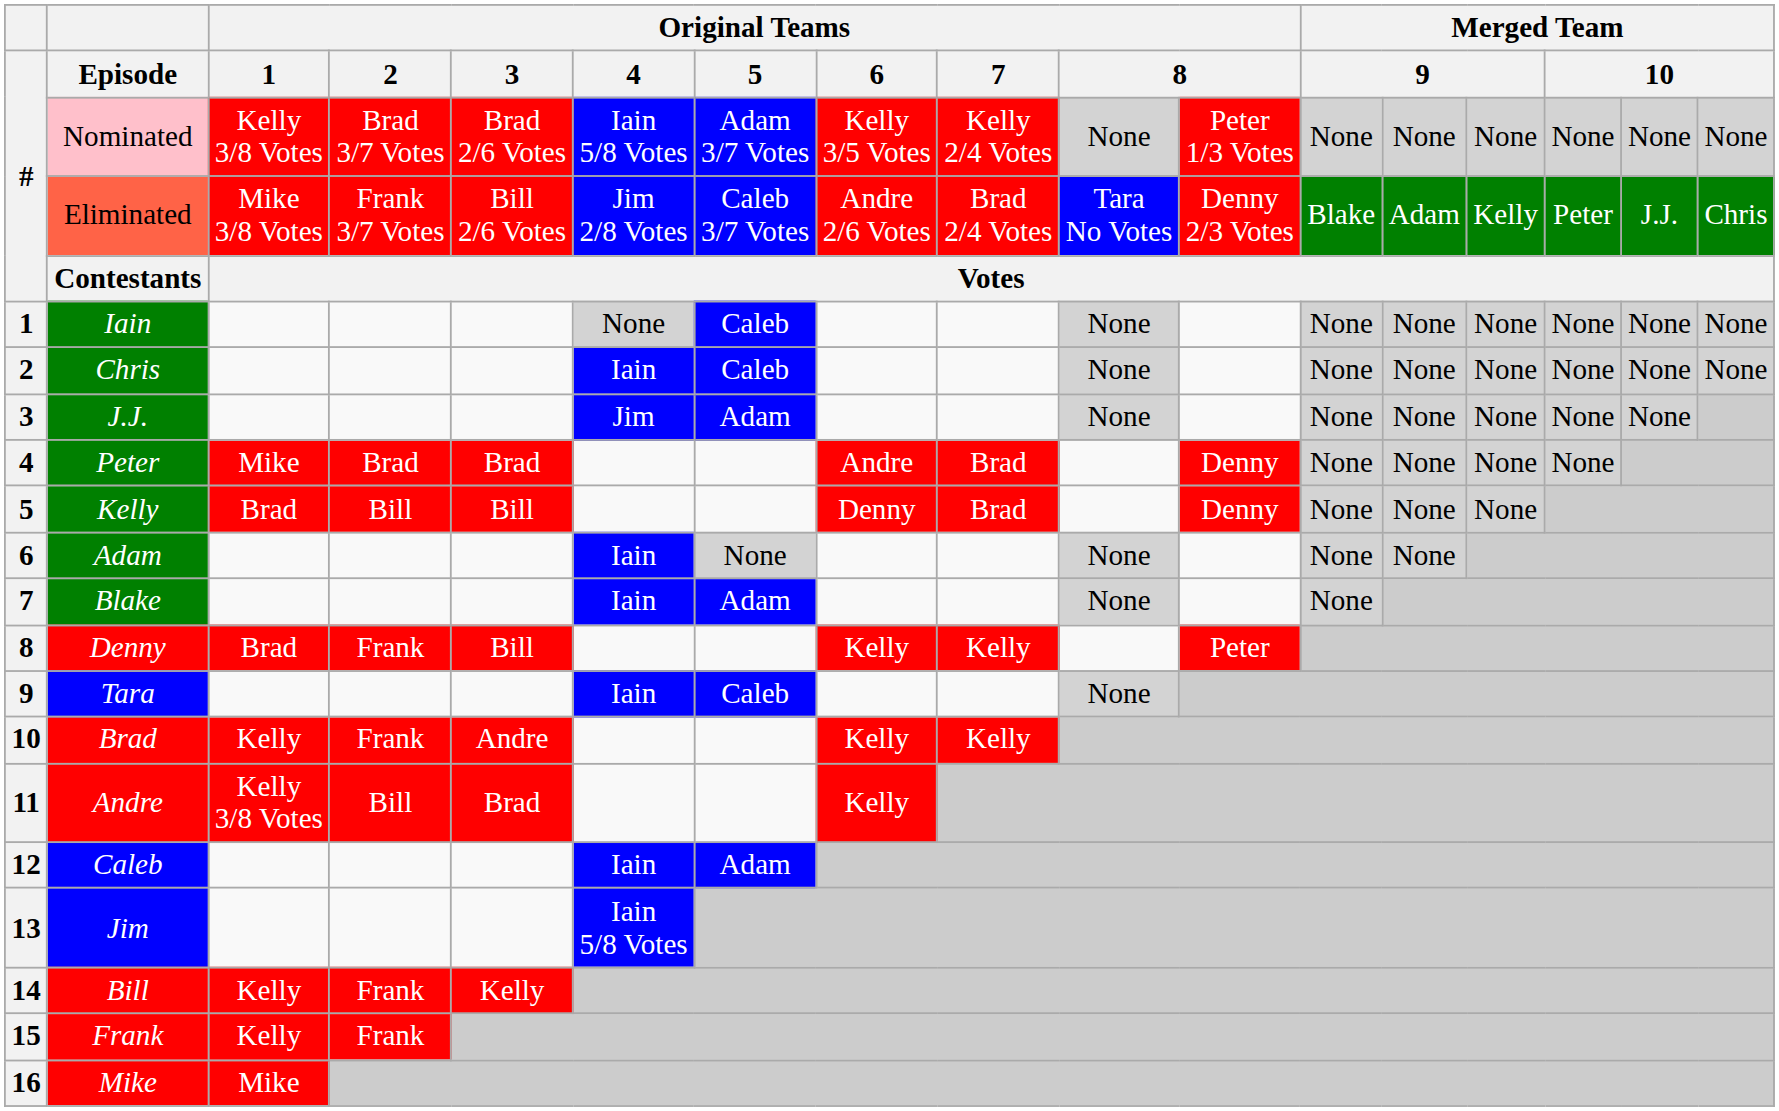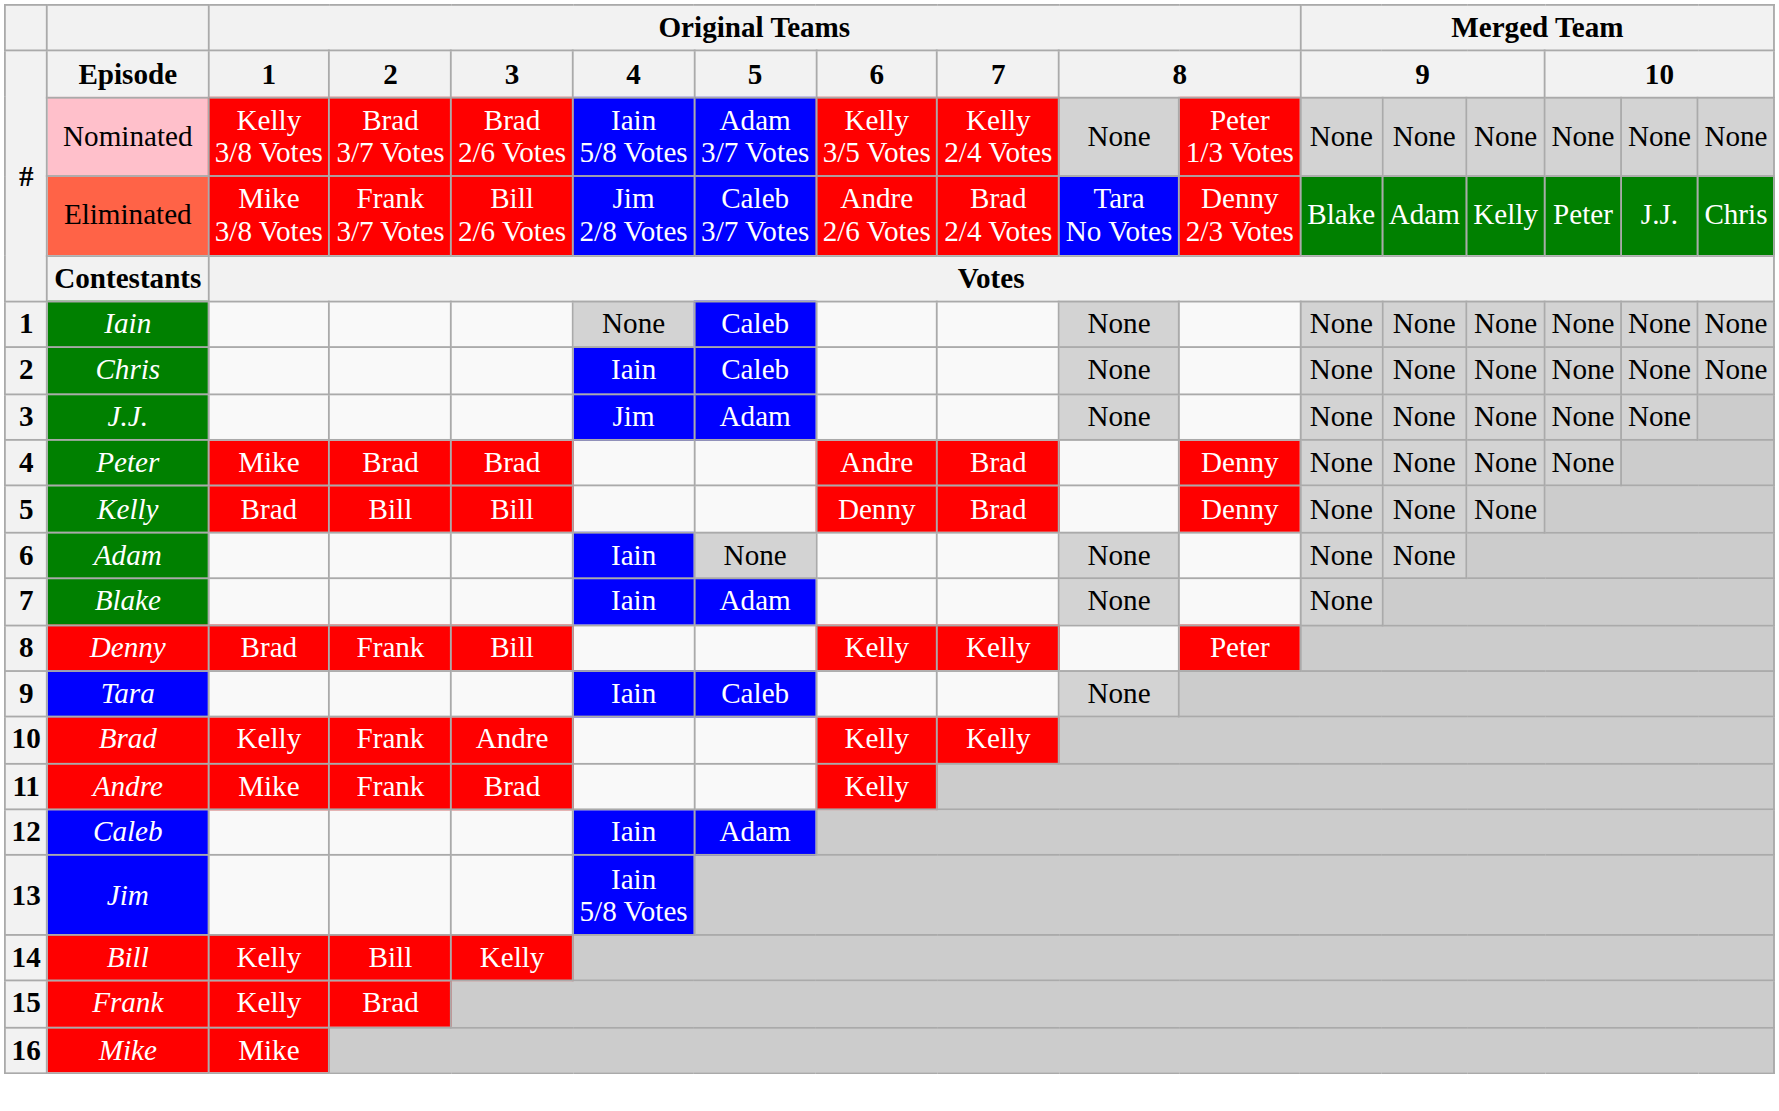(269, 802) Kelly 3/8 Votes -> (269, 785) Mike
(390, 802) Bill -> (390, 785) Frank
(390, 989) Frank -> (390, 957) Bill
(390, 1036) Frank -> (390, 1003) Brad
